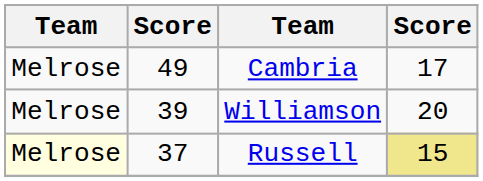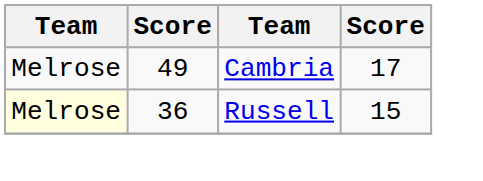- row: (303, 111)
(173, 154) 37 -> (173, 111) 36
(433, 154) khaki background -> (386, 111) no background
